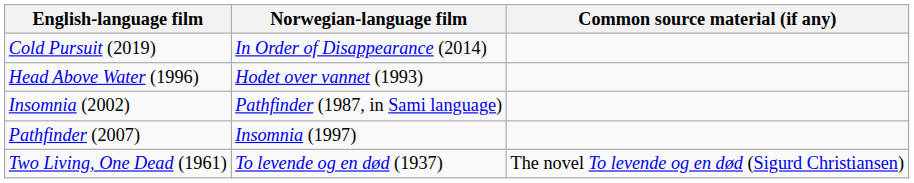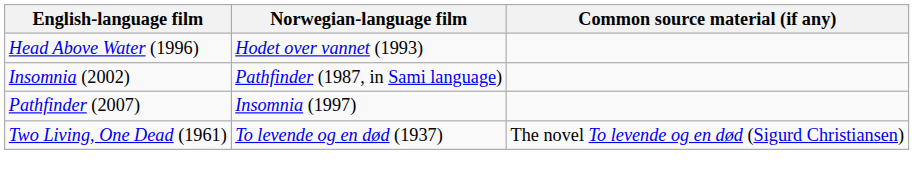- row: (82, 47)
